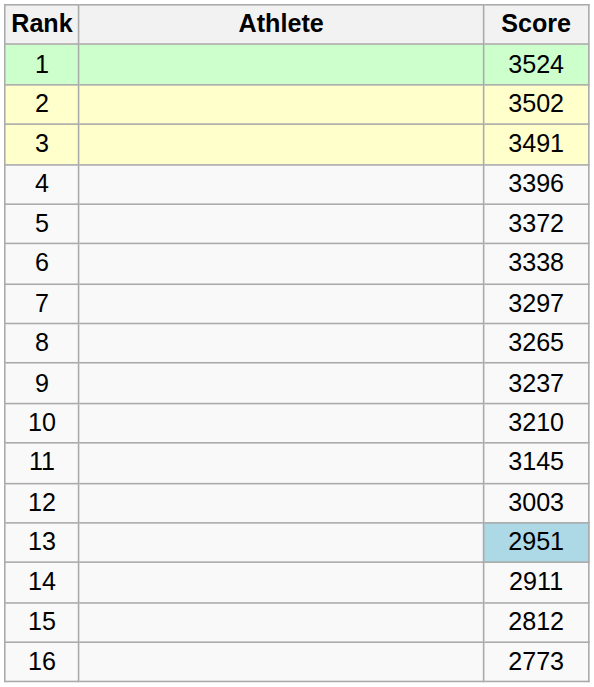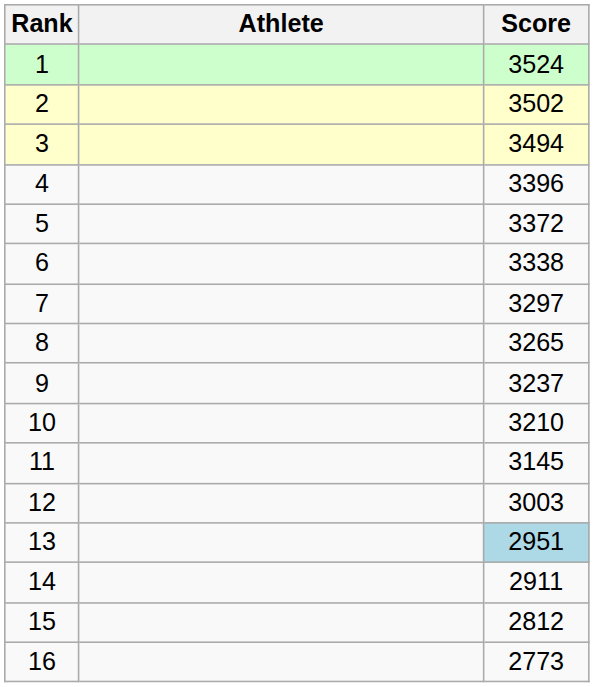(536, 143) 3491 -> (536, 143) 3494
